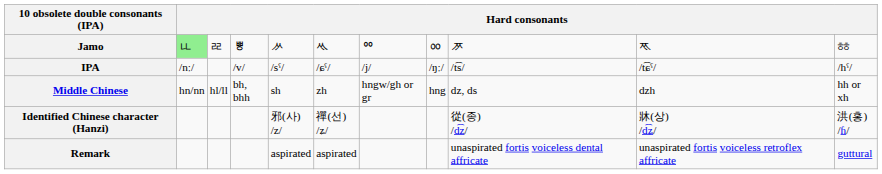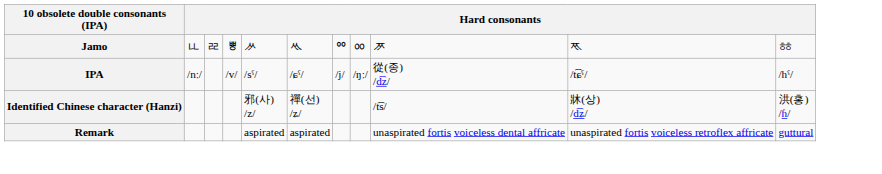(186, 46) lightgreen background -> (194, 46) no background
(458, 67) /t͡s/ -> (388, 74) 從(종) /d͡z/
- row: (90, 91)
(466, 122) 從(종) /d͡z/ -> (380, 106) /t͡s/
